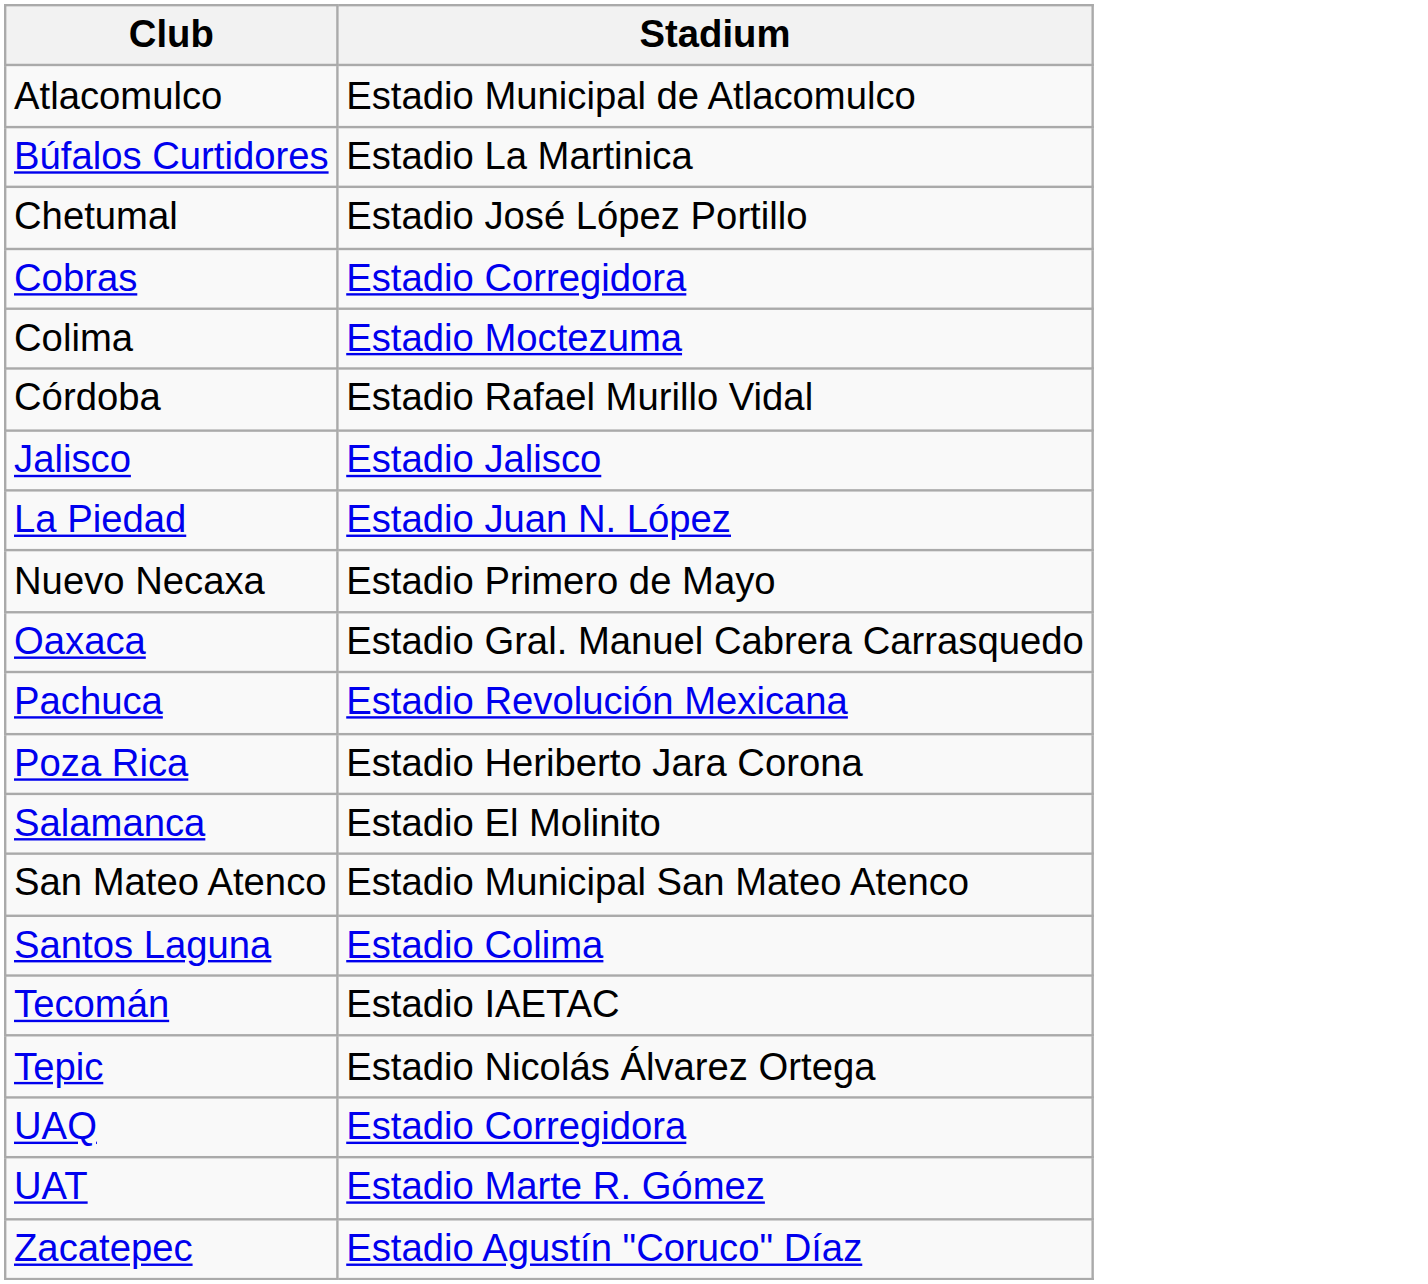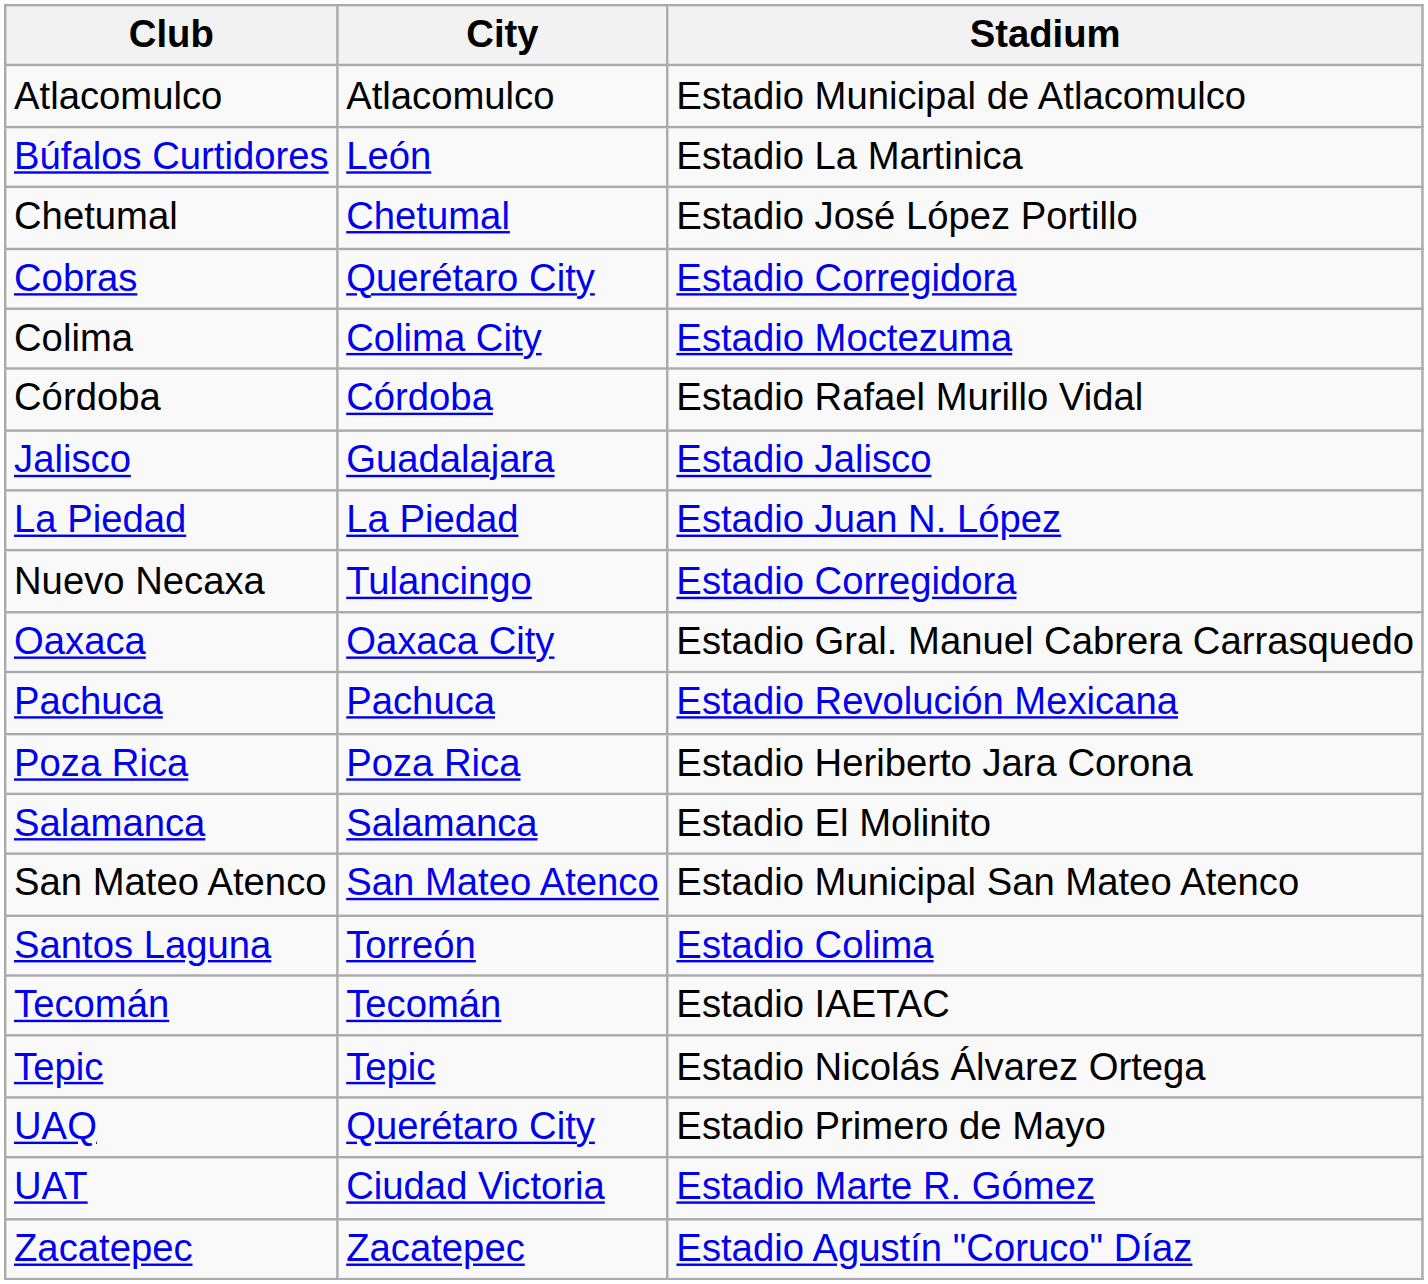+ column: (502, 34)
(561, 580) Estadio Primero de Mayo -> (846, 580) Estadio Corregidora
(516, 1126) Estadio Corregidora -> (891, 1126) Estadio Primero de Mayo
